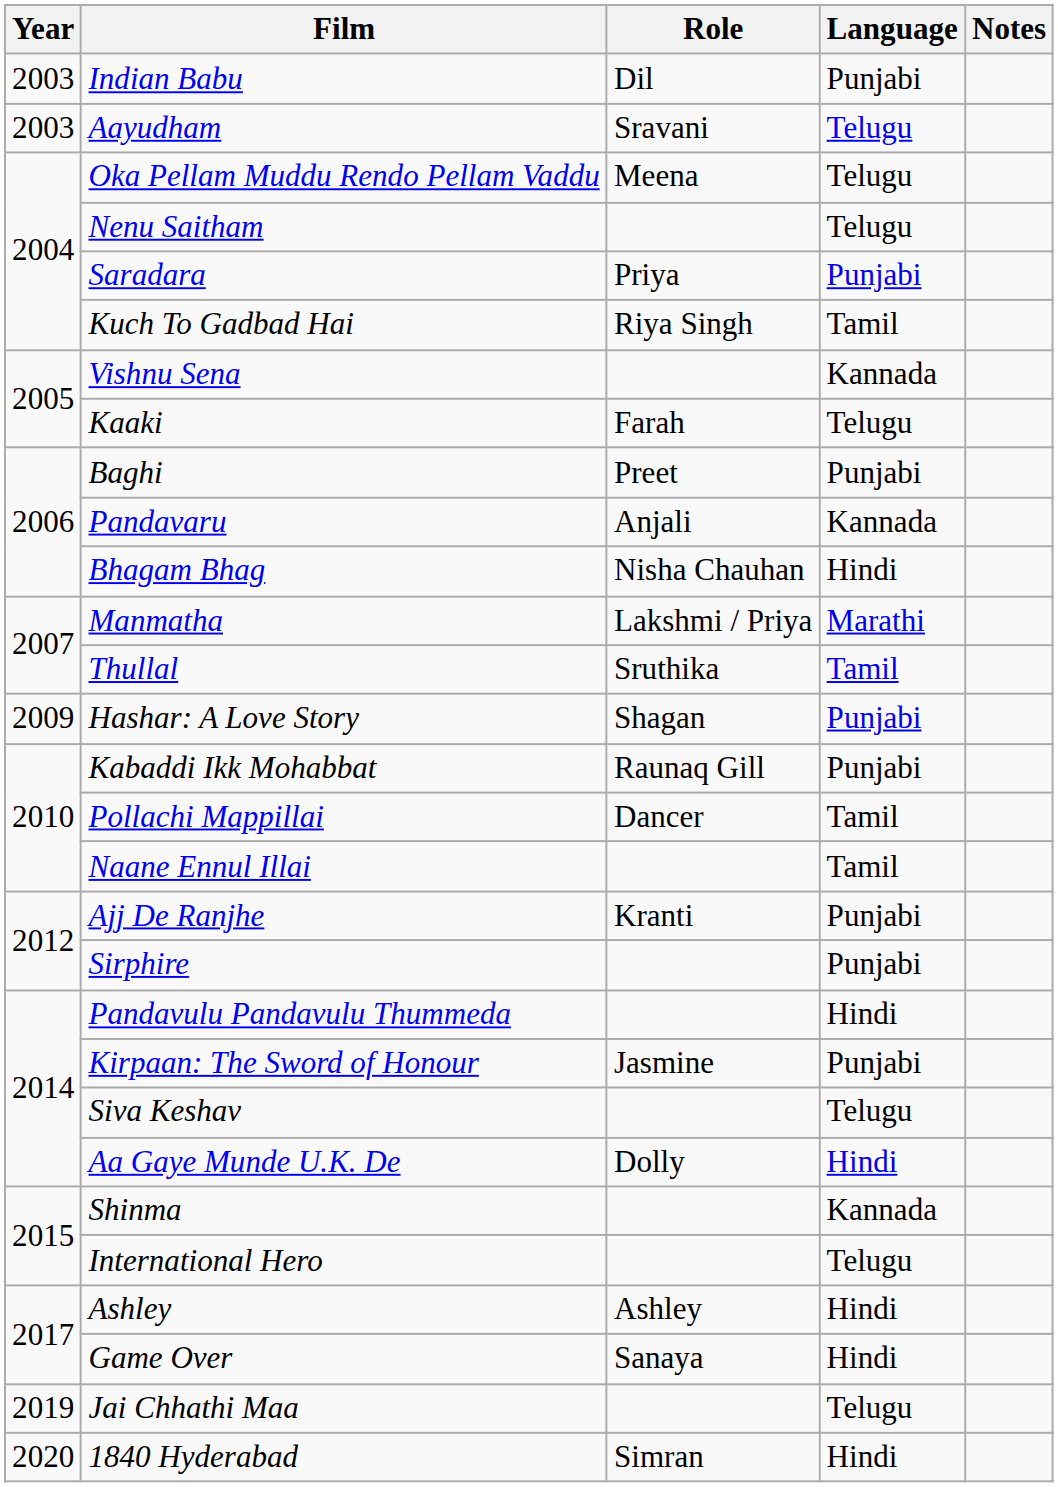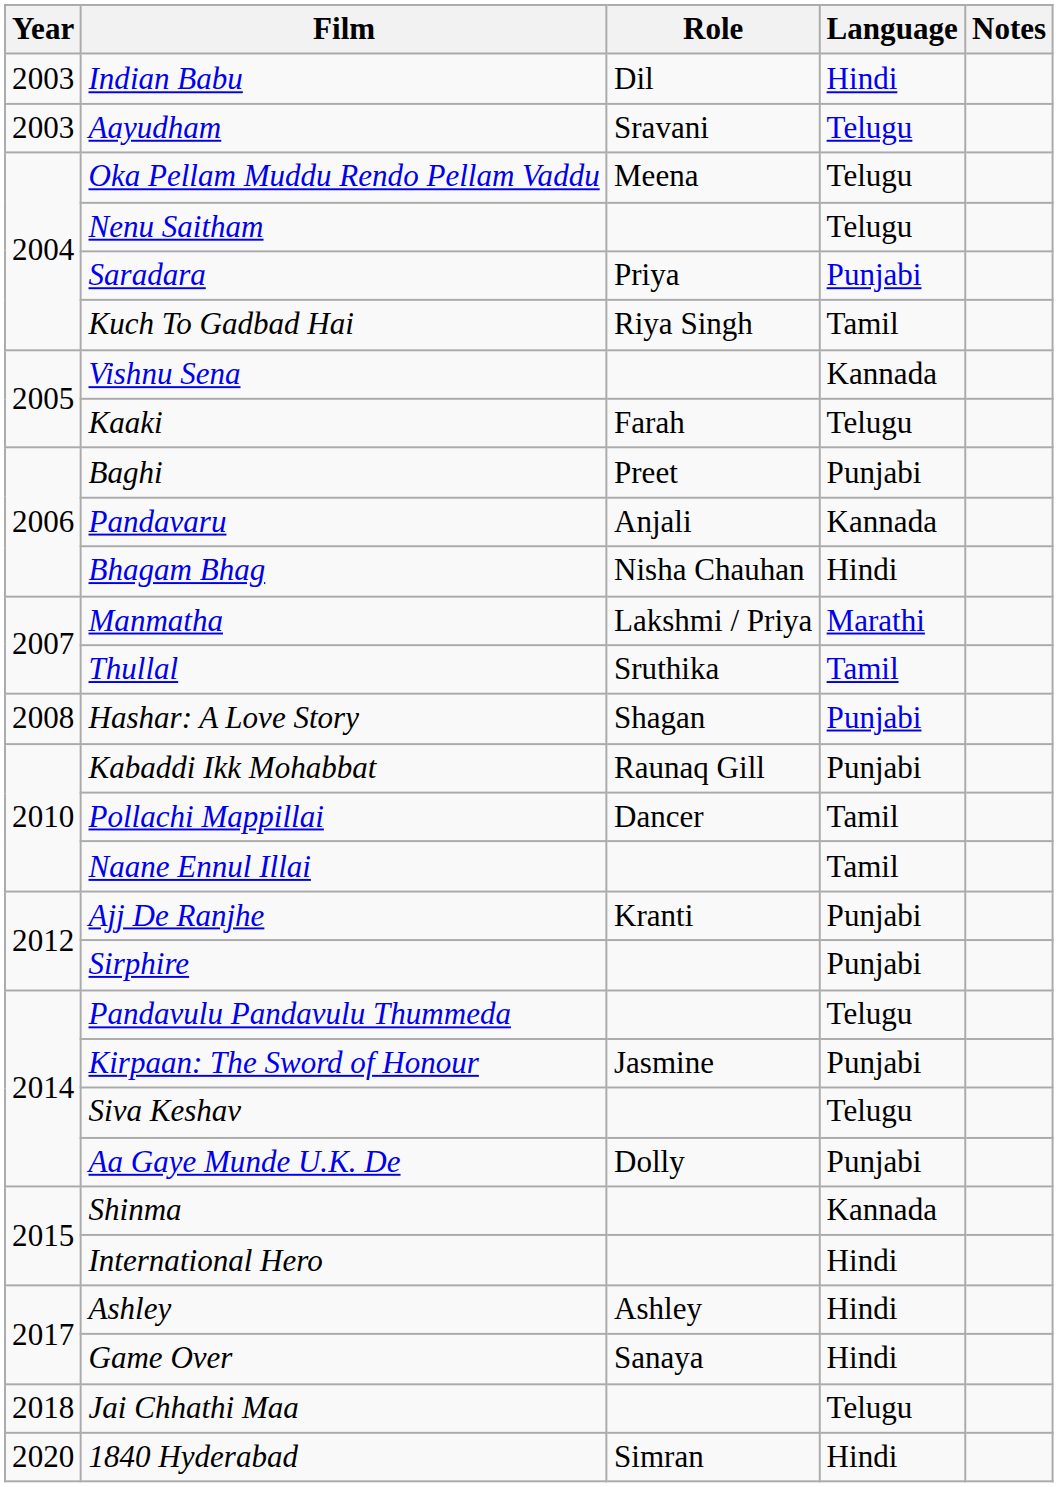(874, 78) Punjabi -> (862, 78) Hindi
(43, 718) 2009 -> (43, 718) 2008
(862, 1013) Hindi -> (869, 1013) Telugu
(862, 1161) Hindi -> (874, 1161) Punjabi
(869, 1259) Telugu -> (862, 1259) Hindi
(43, 1407) 2019 -> (43, 1407) 2018
